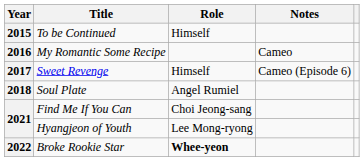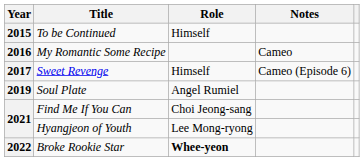(19, 90) 2018 -> (19, 90) 2019
